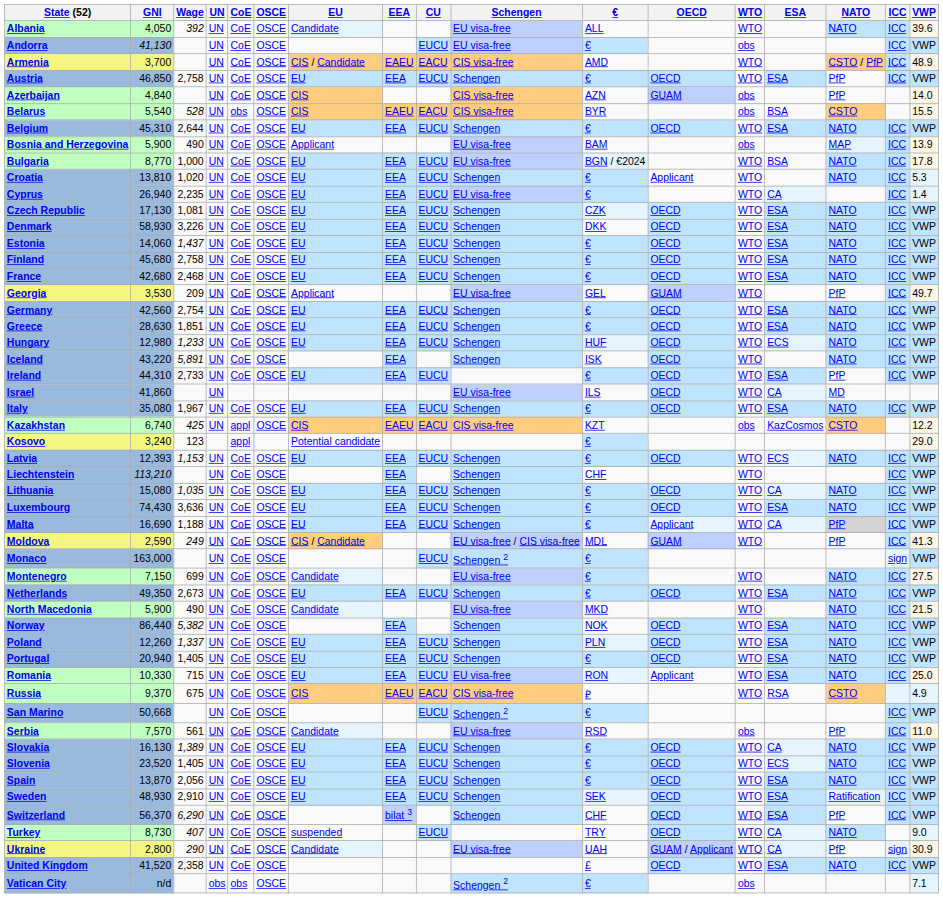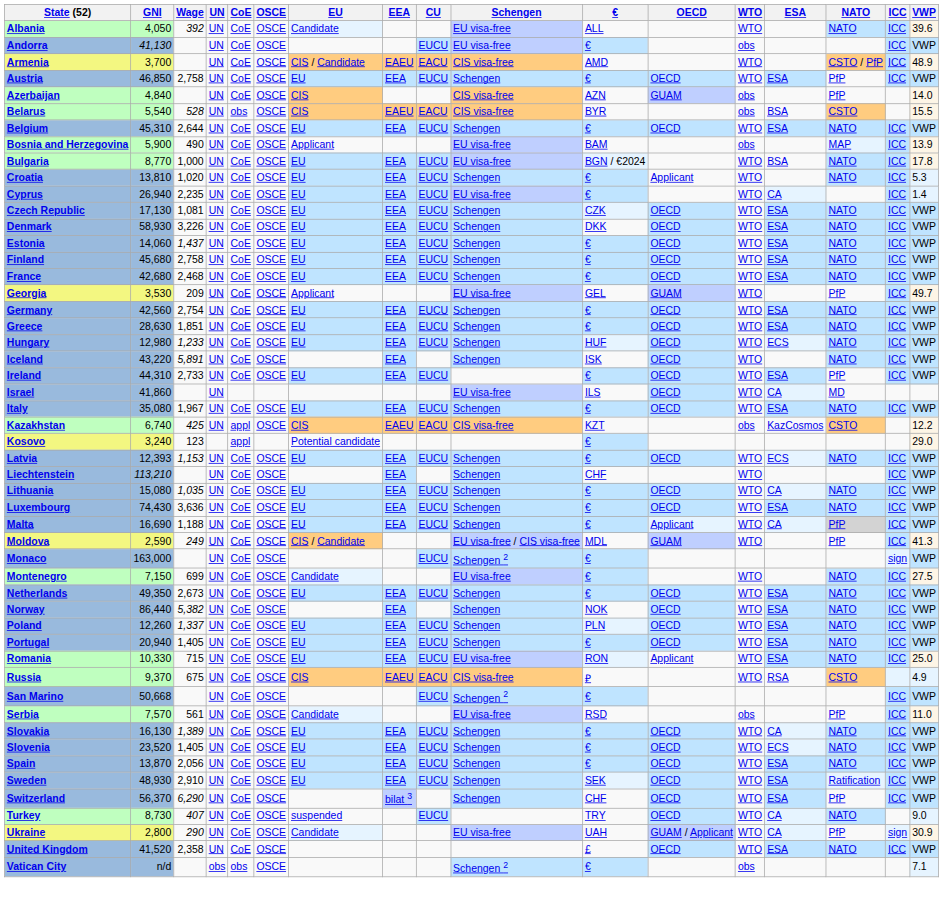- row: (49, 609)
